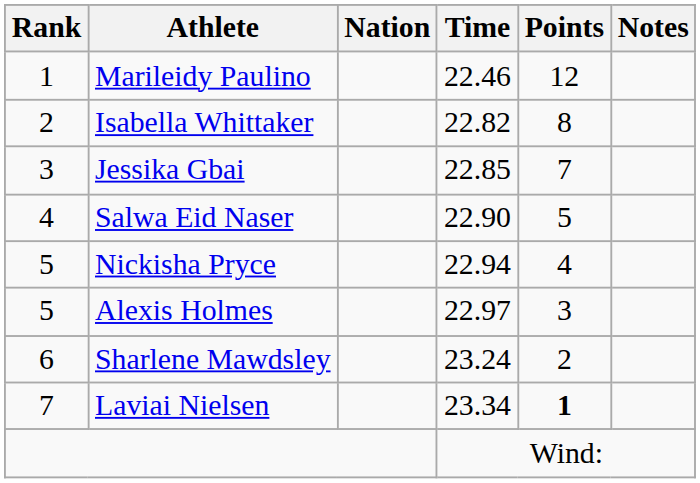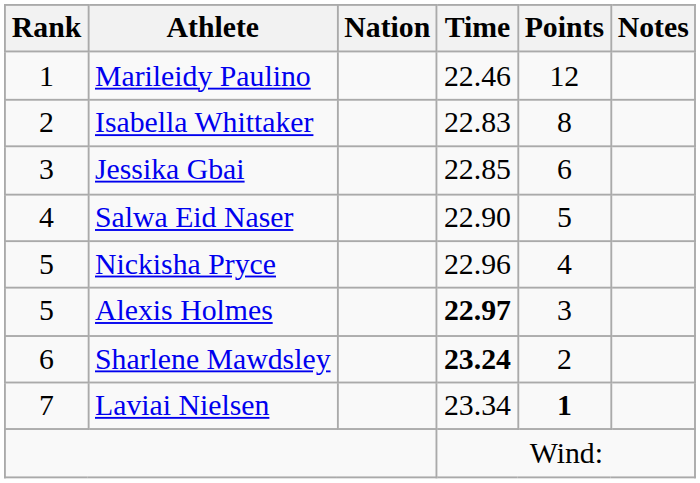(477, 122) 22.82 -> (477, 122) 22.83
(564, 169) 7 -> (564, 169) 6
(477, 264) 22.94 -> (477, 264) 22.96
(477, 311) normal -> (477, 311) bold
(477, 358) normal -> (477, 358) bold
